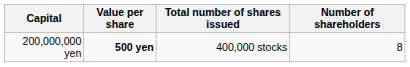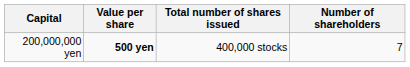(400, 47) 8 -> (400, 47) 7
